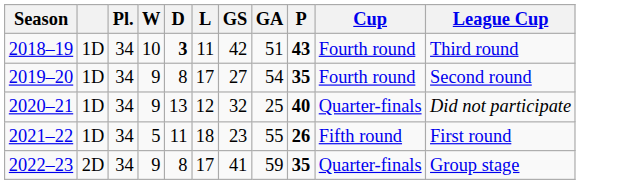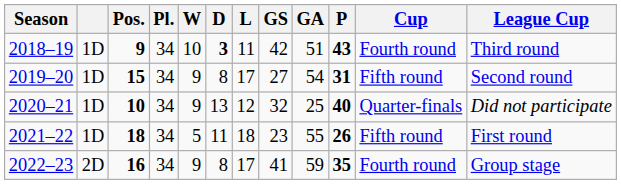+ column: (129, 19)
(301, 77) 35 -> (342, 77) 31
(367, 77) Fourth round -> (401, 77) Fifth round
(370, 164) Quarter-finals -> (408, 164) Fourth round
